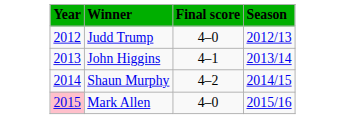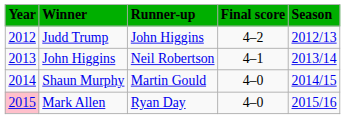+ column: (163, 15)
(208, 37) 4–0 -> (253, 37) 4–2
(208, 80) 4–2 -> (253, 80) 4–0
